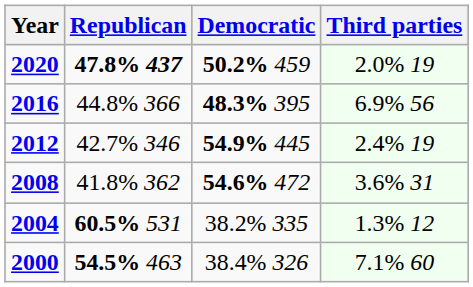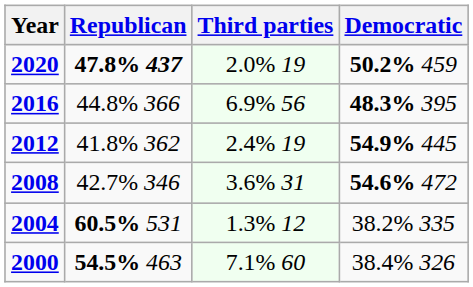columns swapped: (256, 25) <-> (394, 25)
(128, 143) 42.7% 346 -> (128, 143) 41.8% 362
(128, 182) 41.8% 362 -> (128, 182) 42.7% 346
